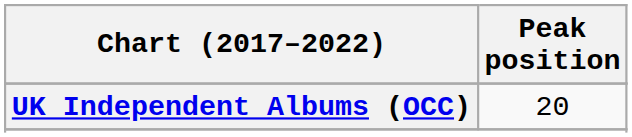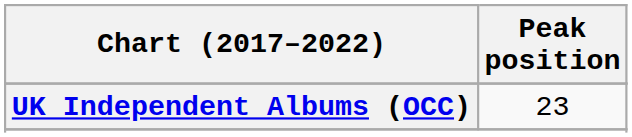(553, 107) 20 -> (553, 107) 23
